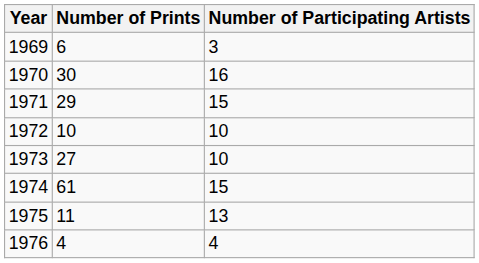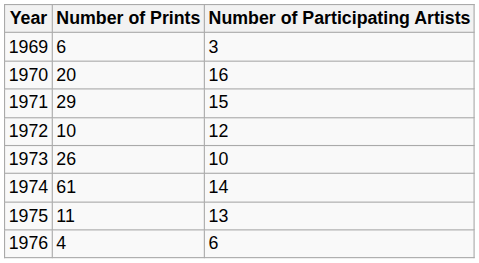(66, 74) 30 -> (66, 74) 20
(218, 131) 10 -> (218, 131) 12
(66, 159) 27 -> (66, 159) 26
(218, 187) 15 -> (218, 187) 14
(214, 243) 4 -> (214, 243) 6
